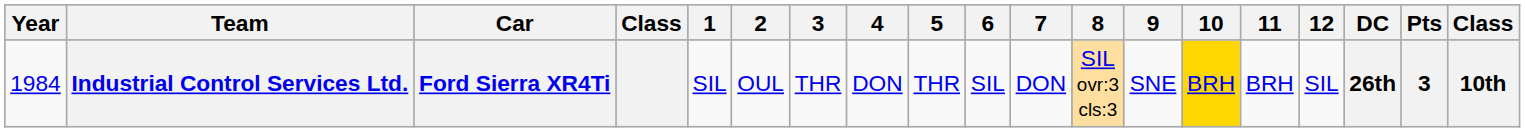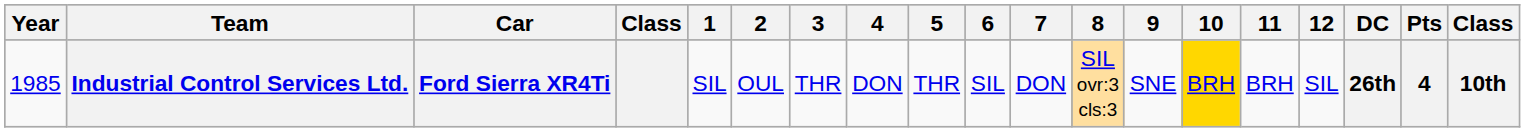(35, 83) 1984 -> (35, 83) 1985
(1424, 83) 3 -> (1424, 83) 4
